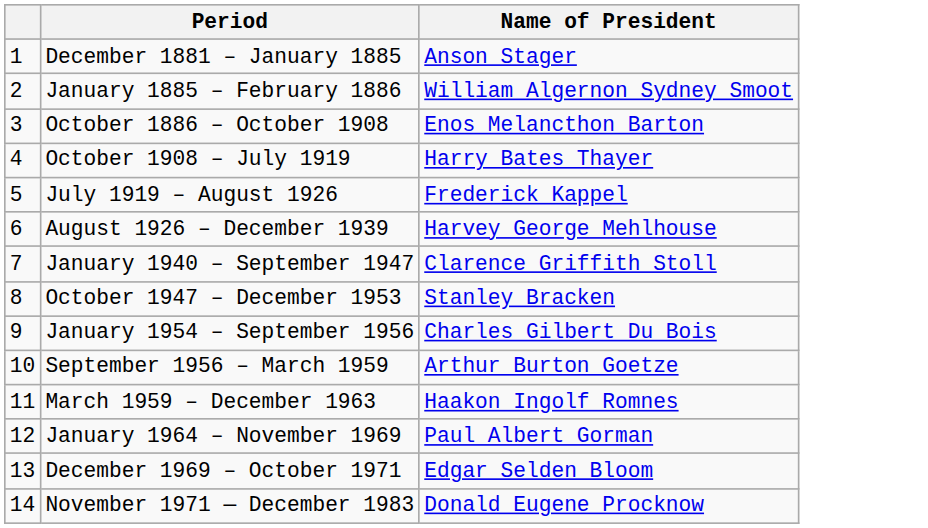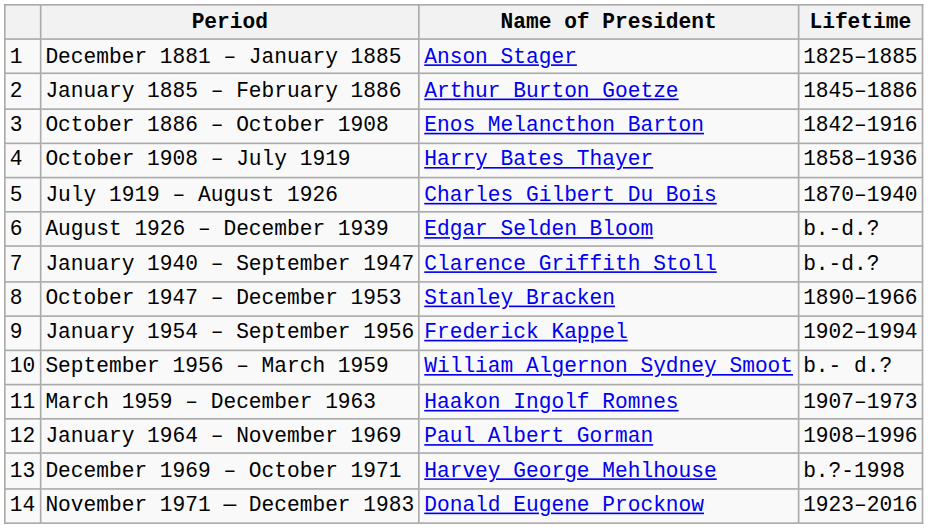+ column: (860, 22)
(609, 91) William Algernon Sydney Smoot -> (551, 91) Arthur Burton Goetze
(526, 195) Frederick Kappel -> (571, 195) Charles Gilbert Du Bois
(571, 229) Harvey George Mehlhouse -> (539, 229) Edgar Selden Bloom
(571, 333) Charles Gilbert Du Bois -> (526, 333) Frederick Kappel
(551, 367) Arthur Burton Goetze -> (609, 367) William Algernon Sydney Smoot
(539, 471) Edgar Selden Bloom -> (571, 471) Harvey George Mehlhouse
